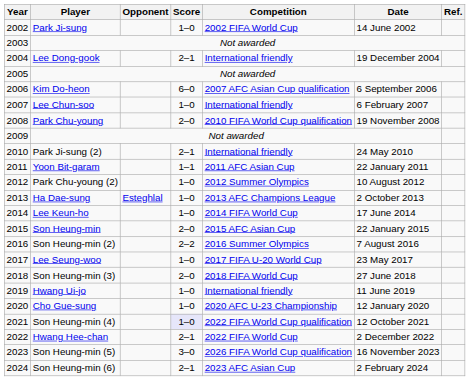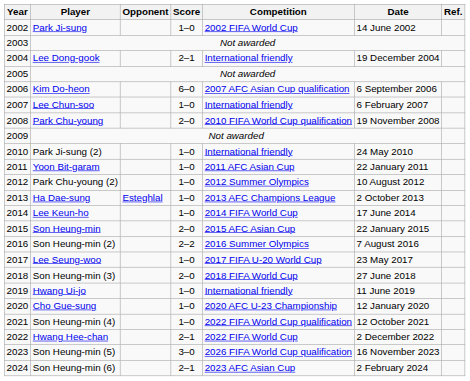(187, 151) 2–1 -> (187, 151) 1–0
(187, 167) 1–1 -> (187, 167) 1–0
(187, 321) lavender background -> (187, 321) no background
